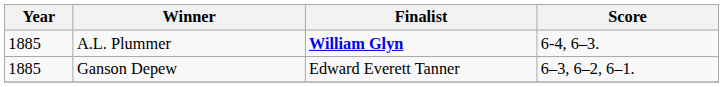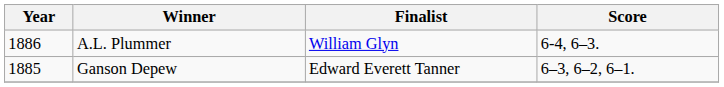(25, 43) 1885 -> (25, 43) 1886
(356, 43) bold -> (354, 43) normal
